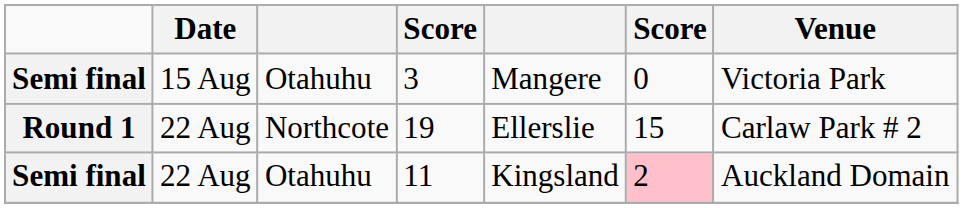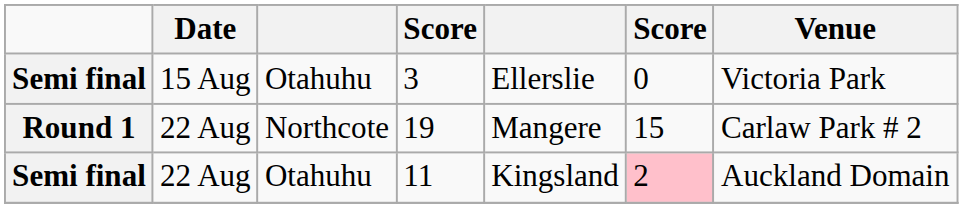(546, 78) Mangere -> (543, 78) Ellerslie
(543, 127) Ellerslie -> (546, 127) Mangere
